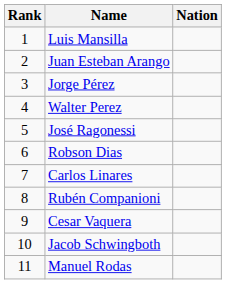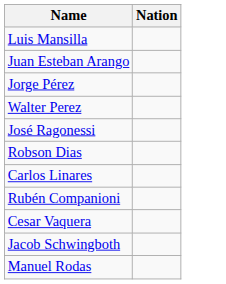- column: (25, 15)
